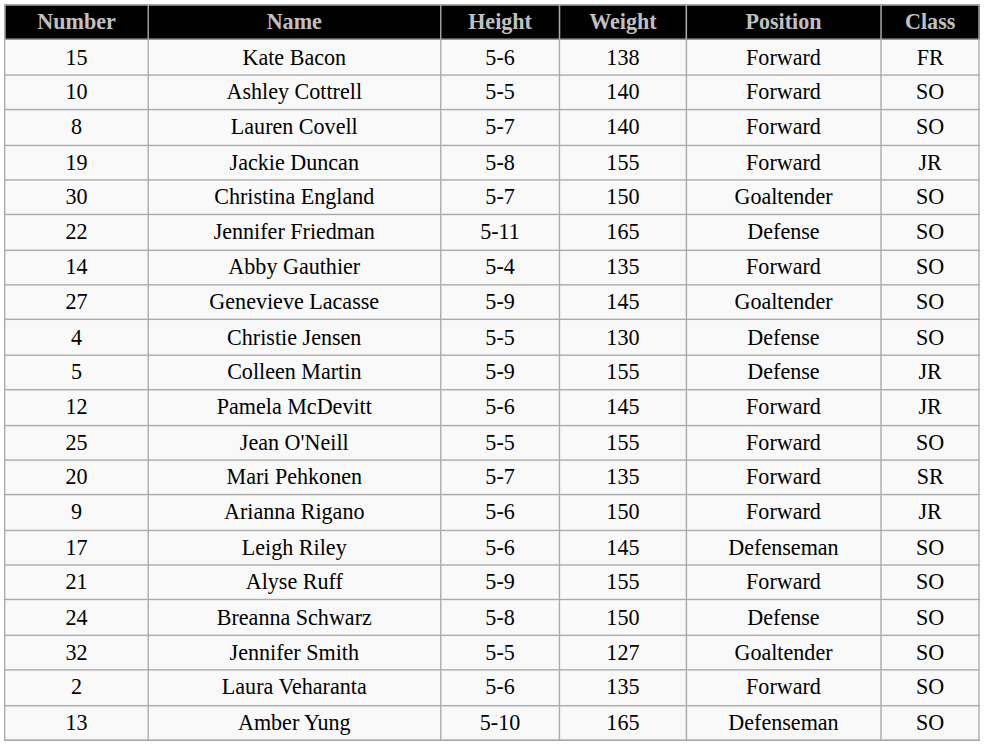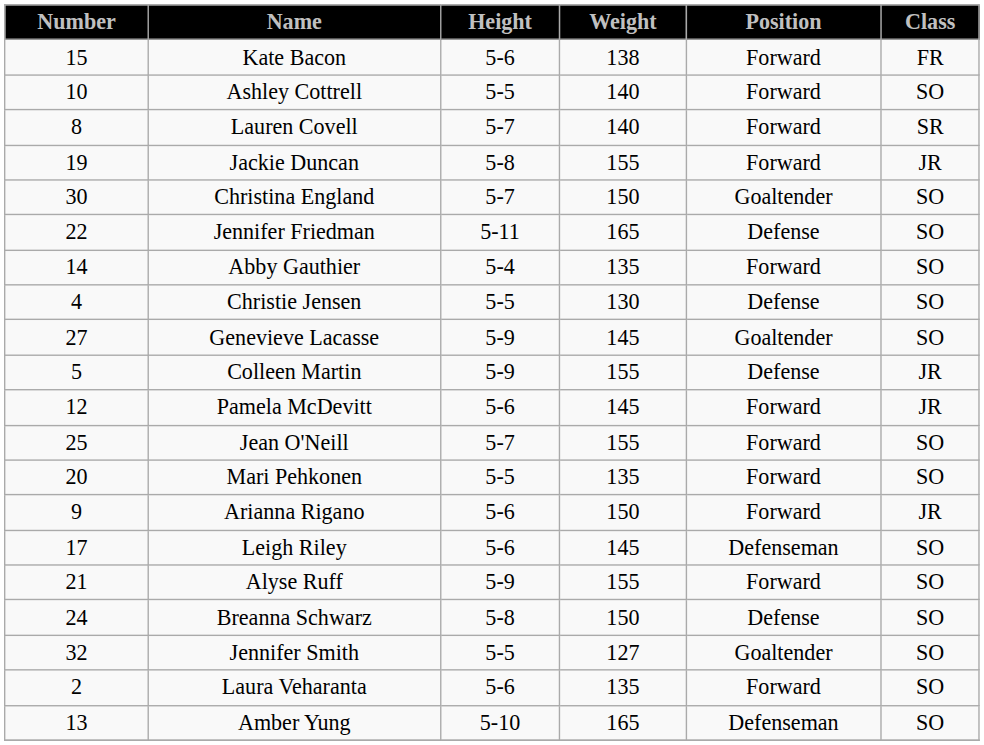(930, 127) SO -> (930, 127) SR
rows swapped: (294, 337) <-> (294, 302)
(500, 442) 5-5 -> (500, 442) 5-7
(500, 477) 5-7 -> (500, 477) 5-5
(930, 477) SR -> (930, 477) SO
